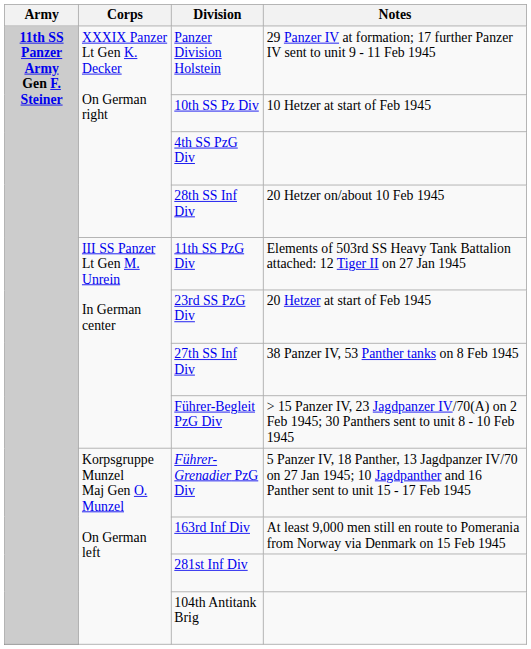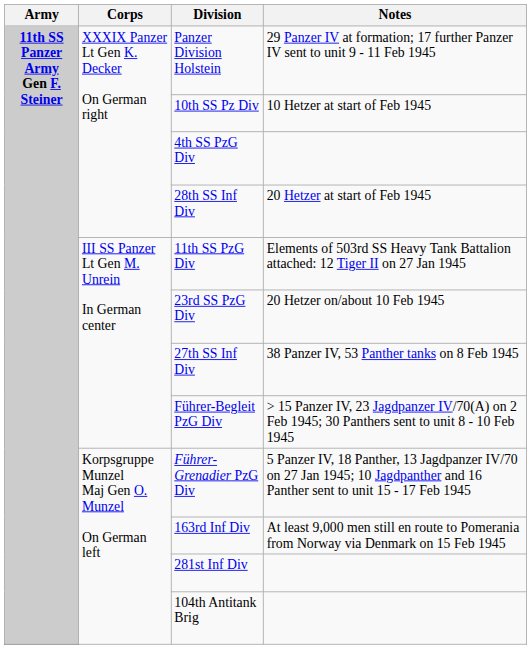(356, 195) 20 Hetzer on/about 10 Feb 1945 -> (349, 195) 20 Hetzer at start of Feb 1945
(349, 301) 20 Hetzer at start of Feb 1945 -> (356, 301) 20 Hetzer on/about 10 Feb 1945
